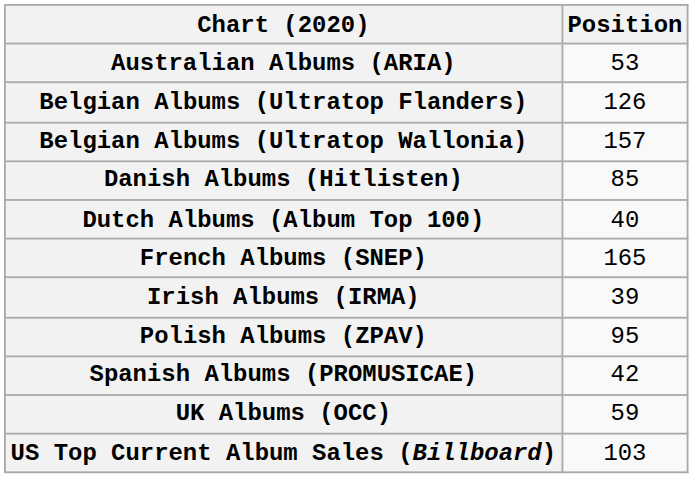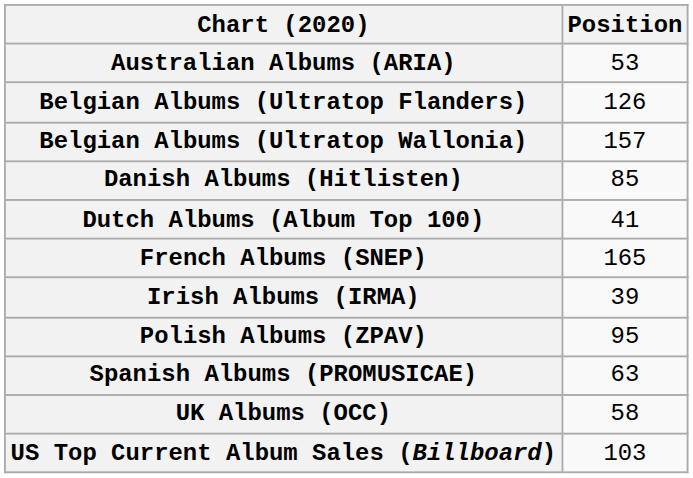(625, 219) 40 -> (625, 219) 41
(625, 375) 42 -> (625, 375) 63
(625, 414) 59 -> (625, 414) 58
